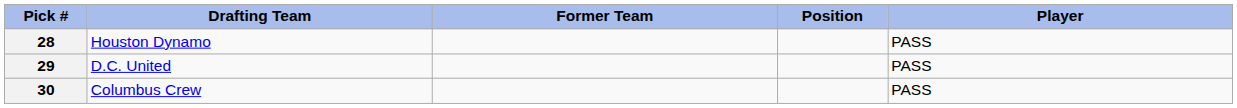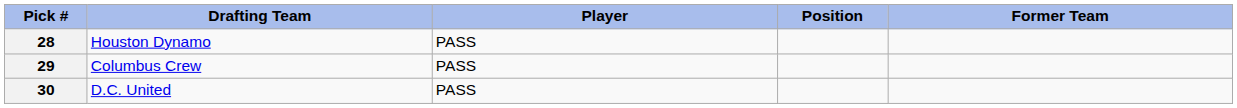columns swapped: (1060, 16) <-> (605, 16)
(131, 66) D.C. United -> (146, 66) Columbus Crew
(146, 90) Columbus Crew -> (131, 90) D.C. United
